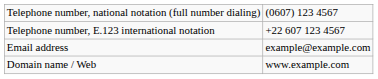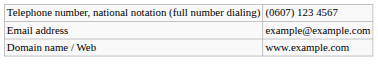- row: (111, 30)
